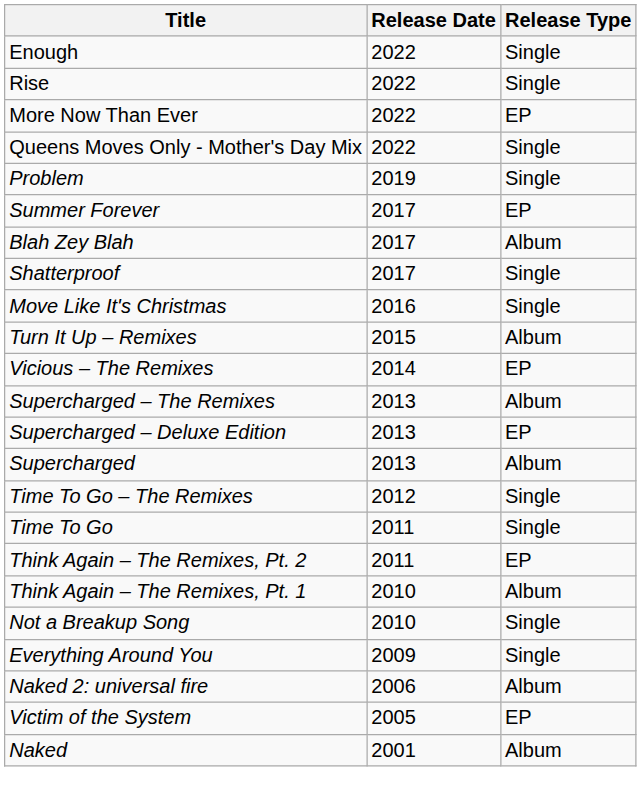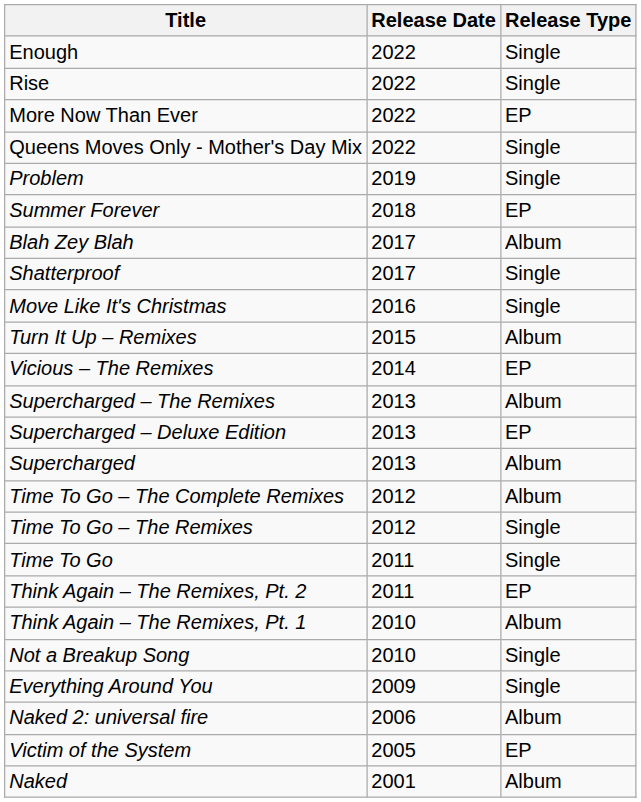(394, 210) 2017 -> (394, 210) 2018
+ row: (177, 496)
